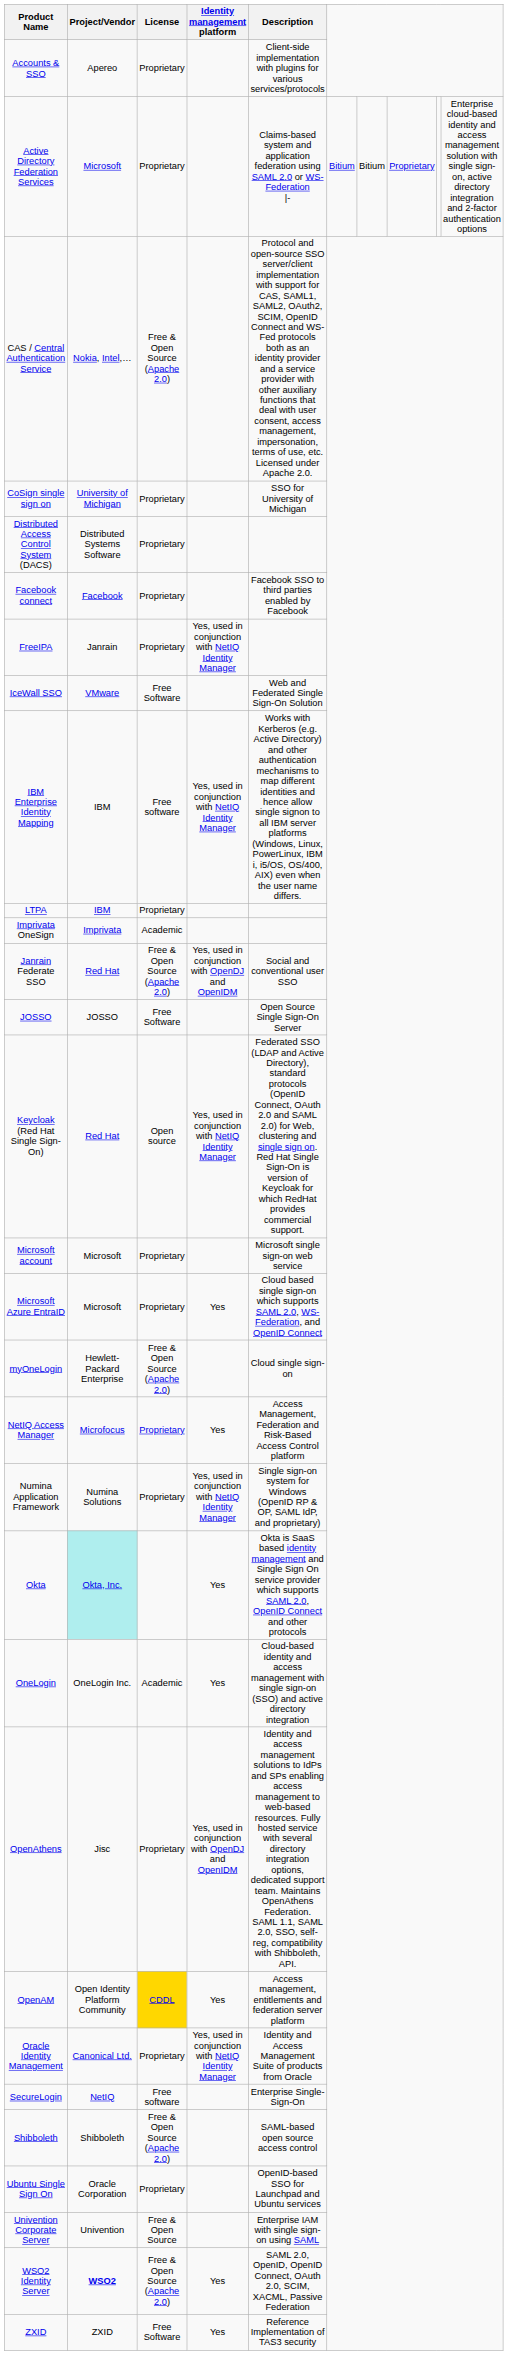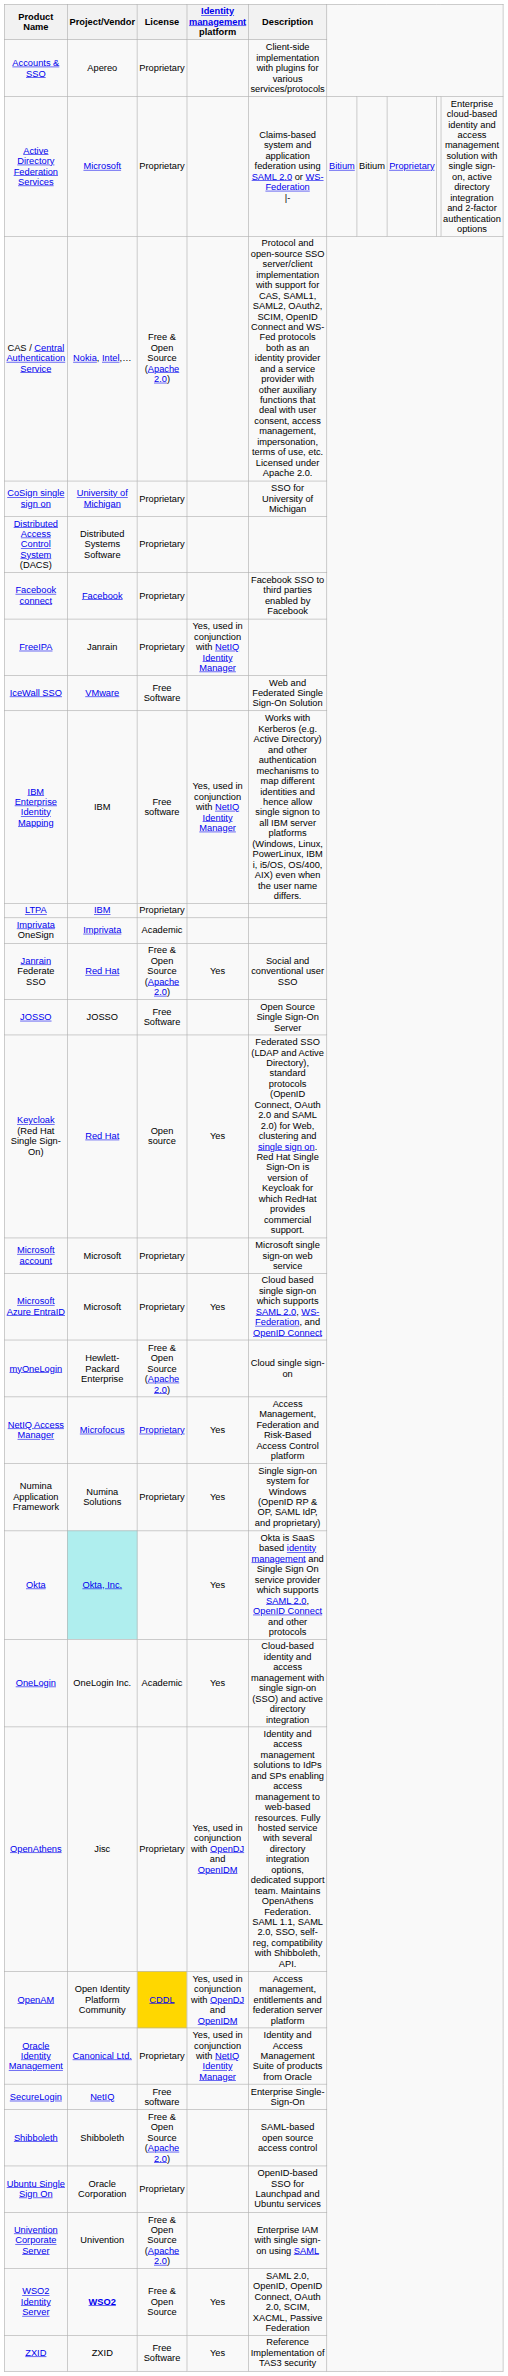(218, 971) Yes, used in conjunction with OpenDJ and OpenIDM -> (218, 971) Yes
(218, 1136) Yes, used in conjunction with NetIQ Identity Manager -> (218, 1136) Yes
(218, 1497) Yes, used in conjunction with NetIQ Identity Manager -> (218, 1497) Yes
(218, 1999) Yes -> (218, 1999) Yes, used in conjunction with OpenDJ and OpenIDM
(162, 2230) Free & Open Source -> (162, 2240) Free & Open Source (Apache 2.0)
(162, 2281) Free & Open Source (Apache 2.0) -> (162, 2302) Free & Open Source
